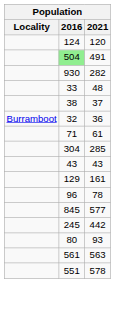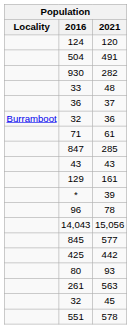(72, 57) lightgreen background -> (76, 57) no background
(72, 103) 38 -> (76, 103) 36
(72, 149) 304 -> (76, 149) 847
+ row: (110, 194)
+ row: (110, 225)
(72, 225) 245 -> (76, 255) 425
(72, 255) 561 -> (76, 286) 261
+ row: (110, 301)
